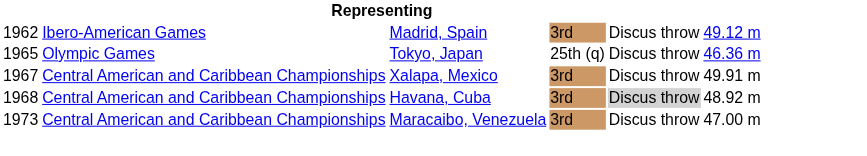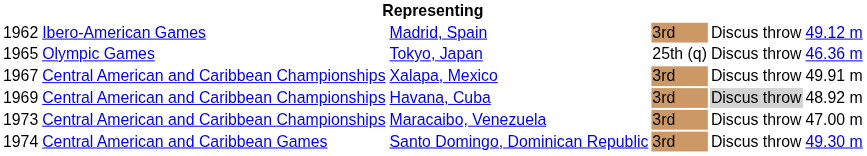(21, 98) 1968 -> (21, 98) 1969
+ row: (519, 141)
